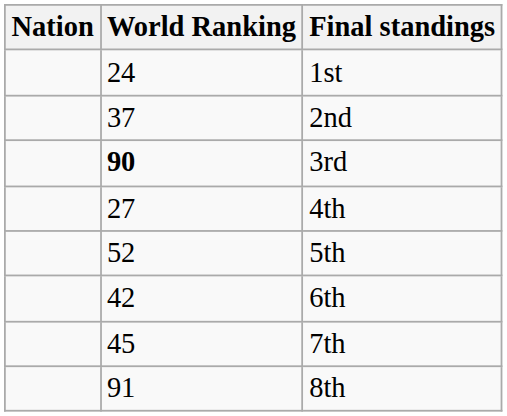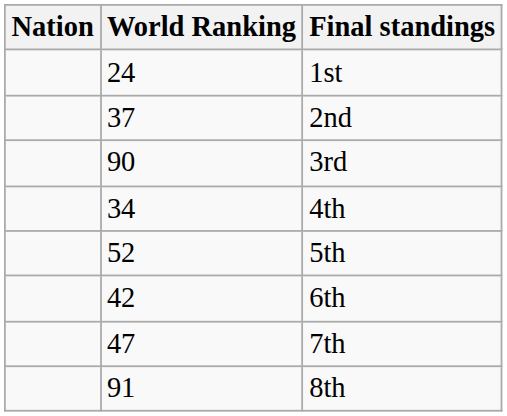(121, 162) bold -> (121, 162) normal
(121, 207) 27 -> (121, 207) 34
(121, 343) 45 -> (121, 343) 47
